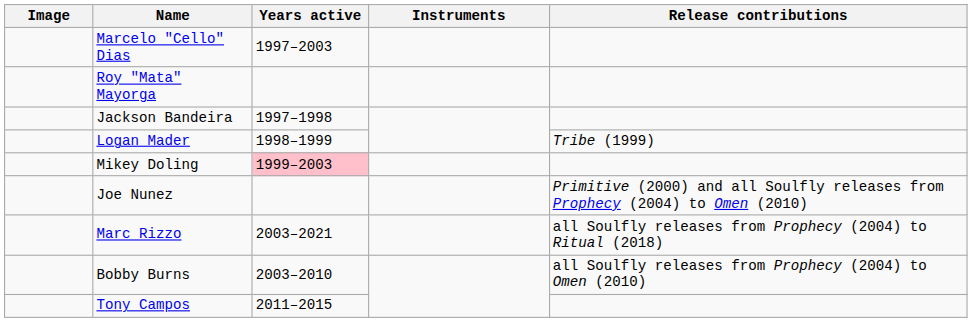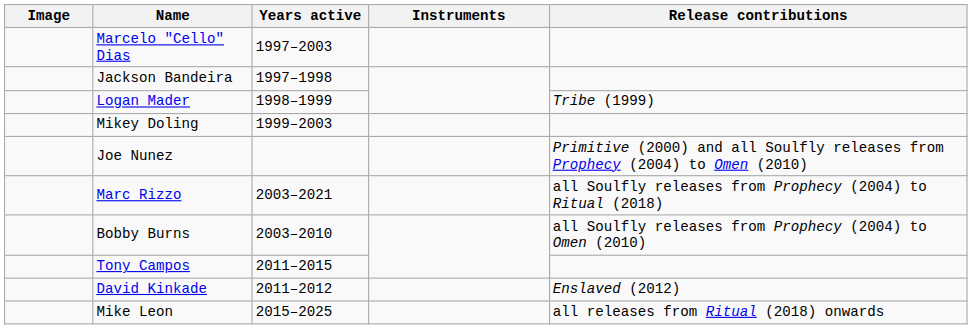- row: (139, 87)
(294, 164) pink background -> (294, 125) no background
+ row: (152, 289)
+ row: (135, 312)
